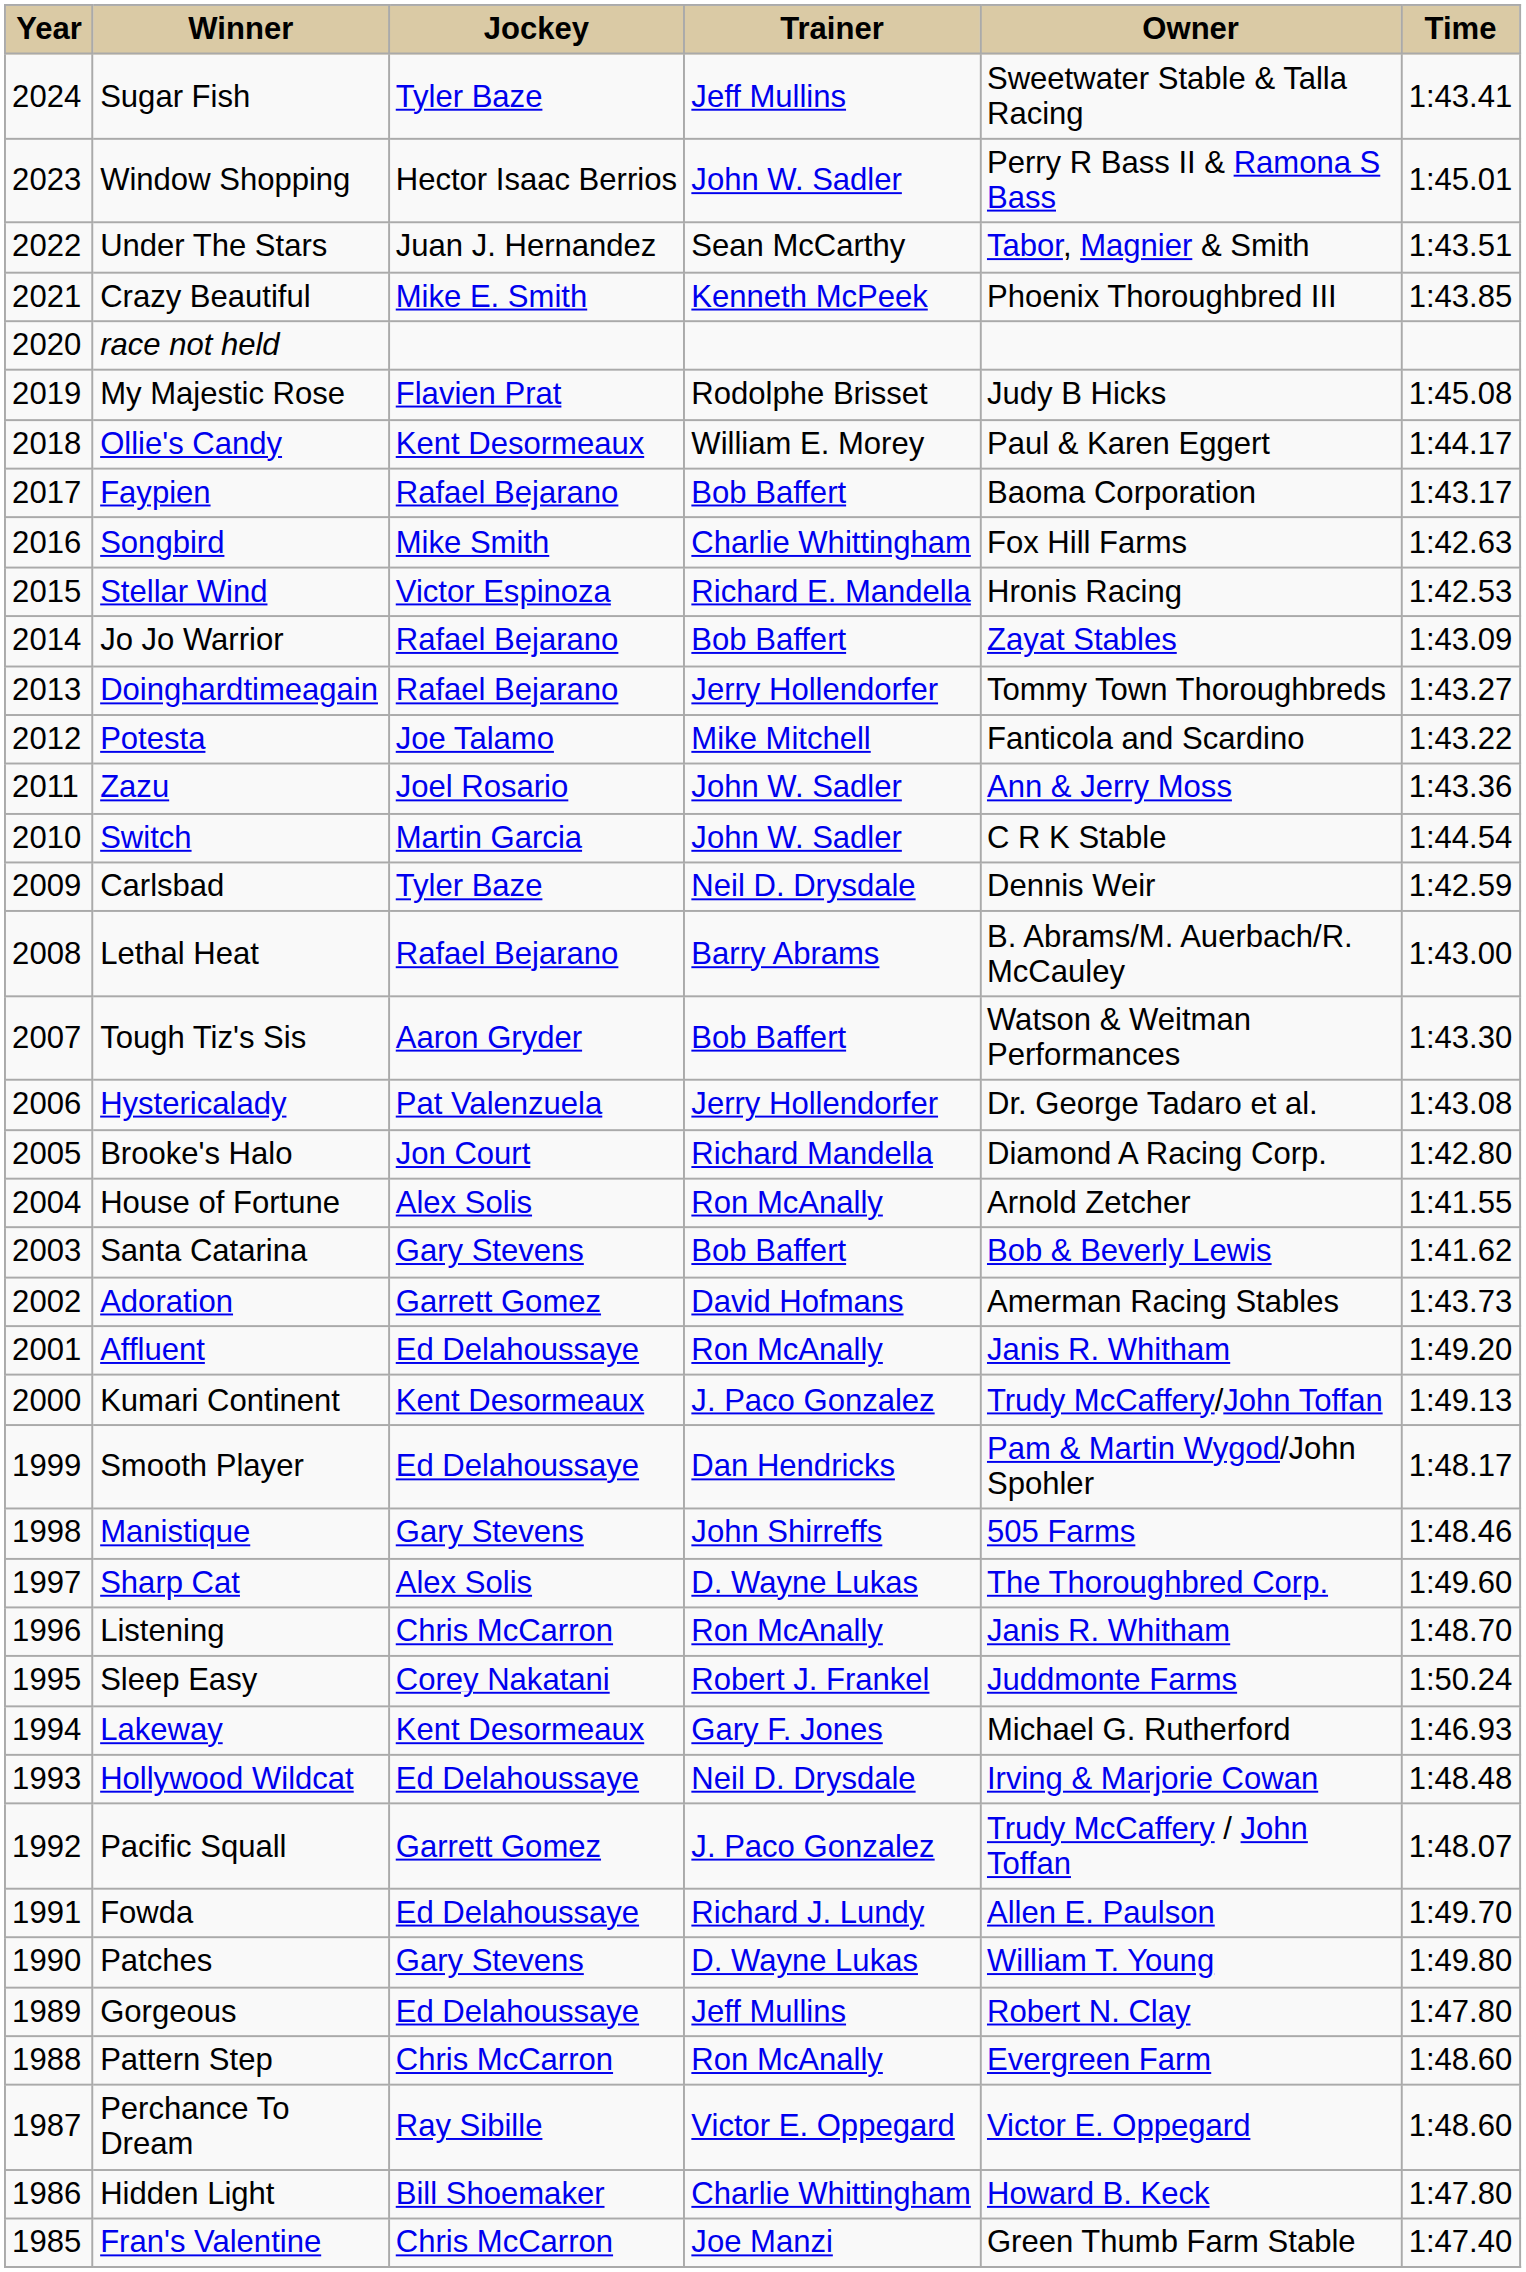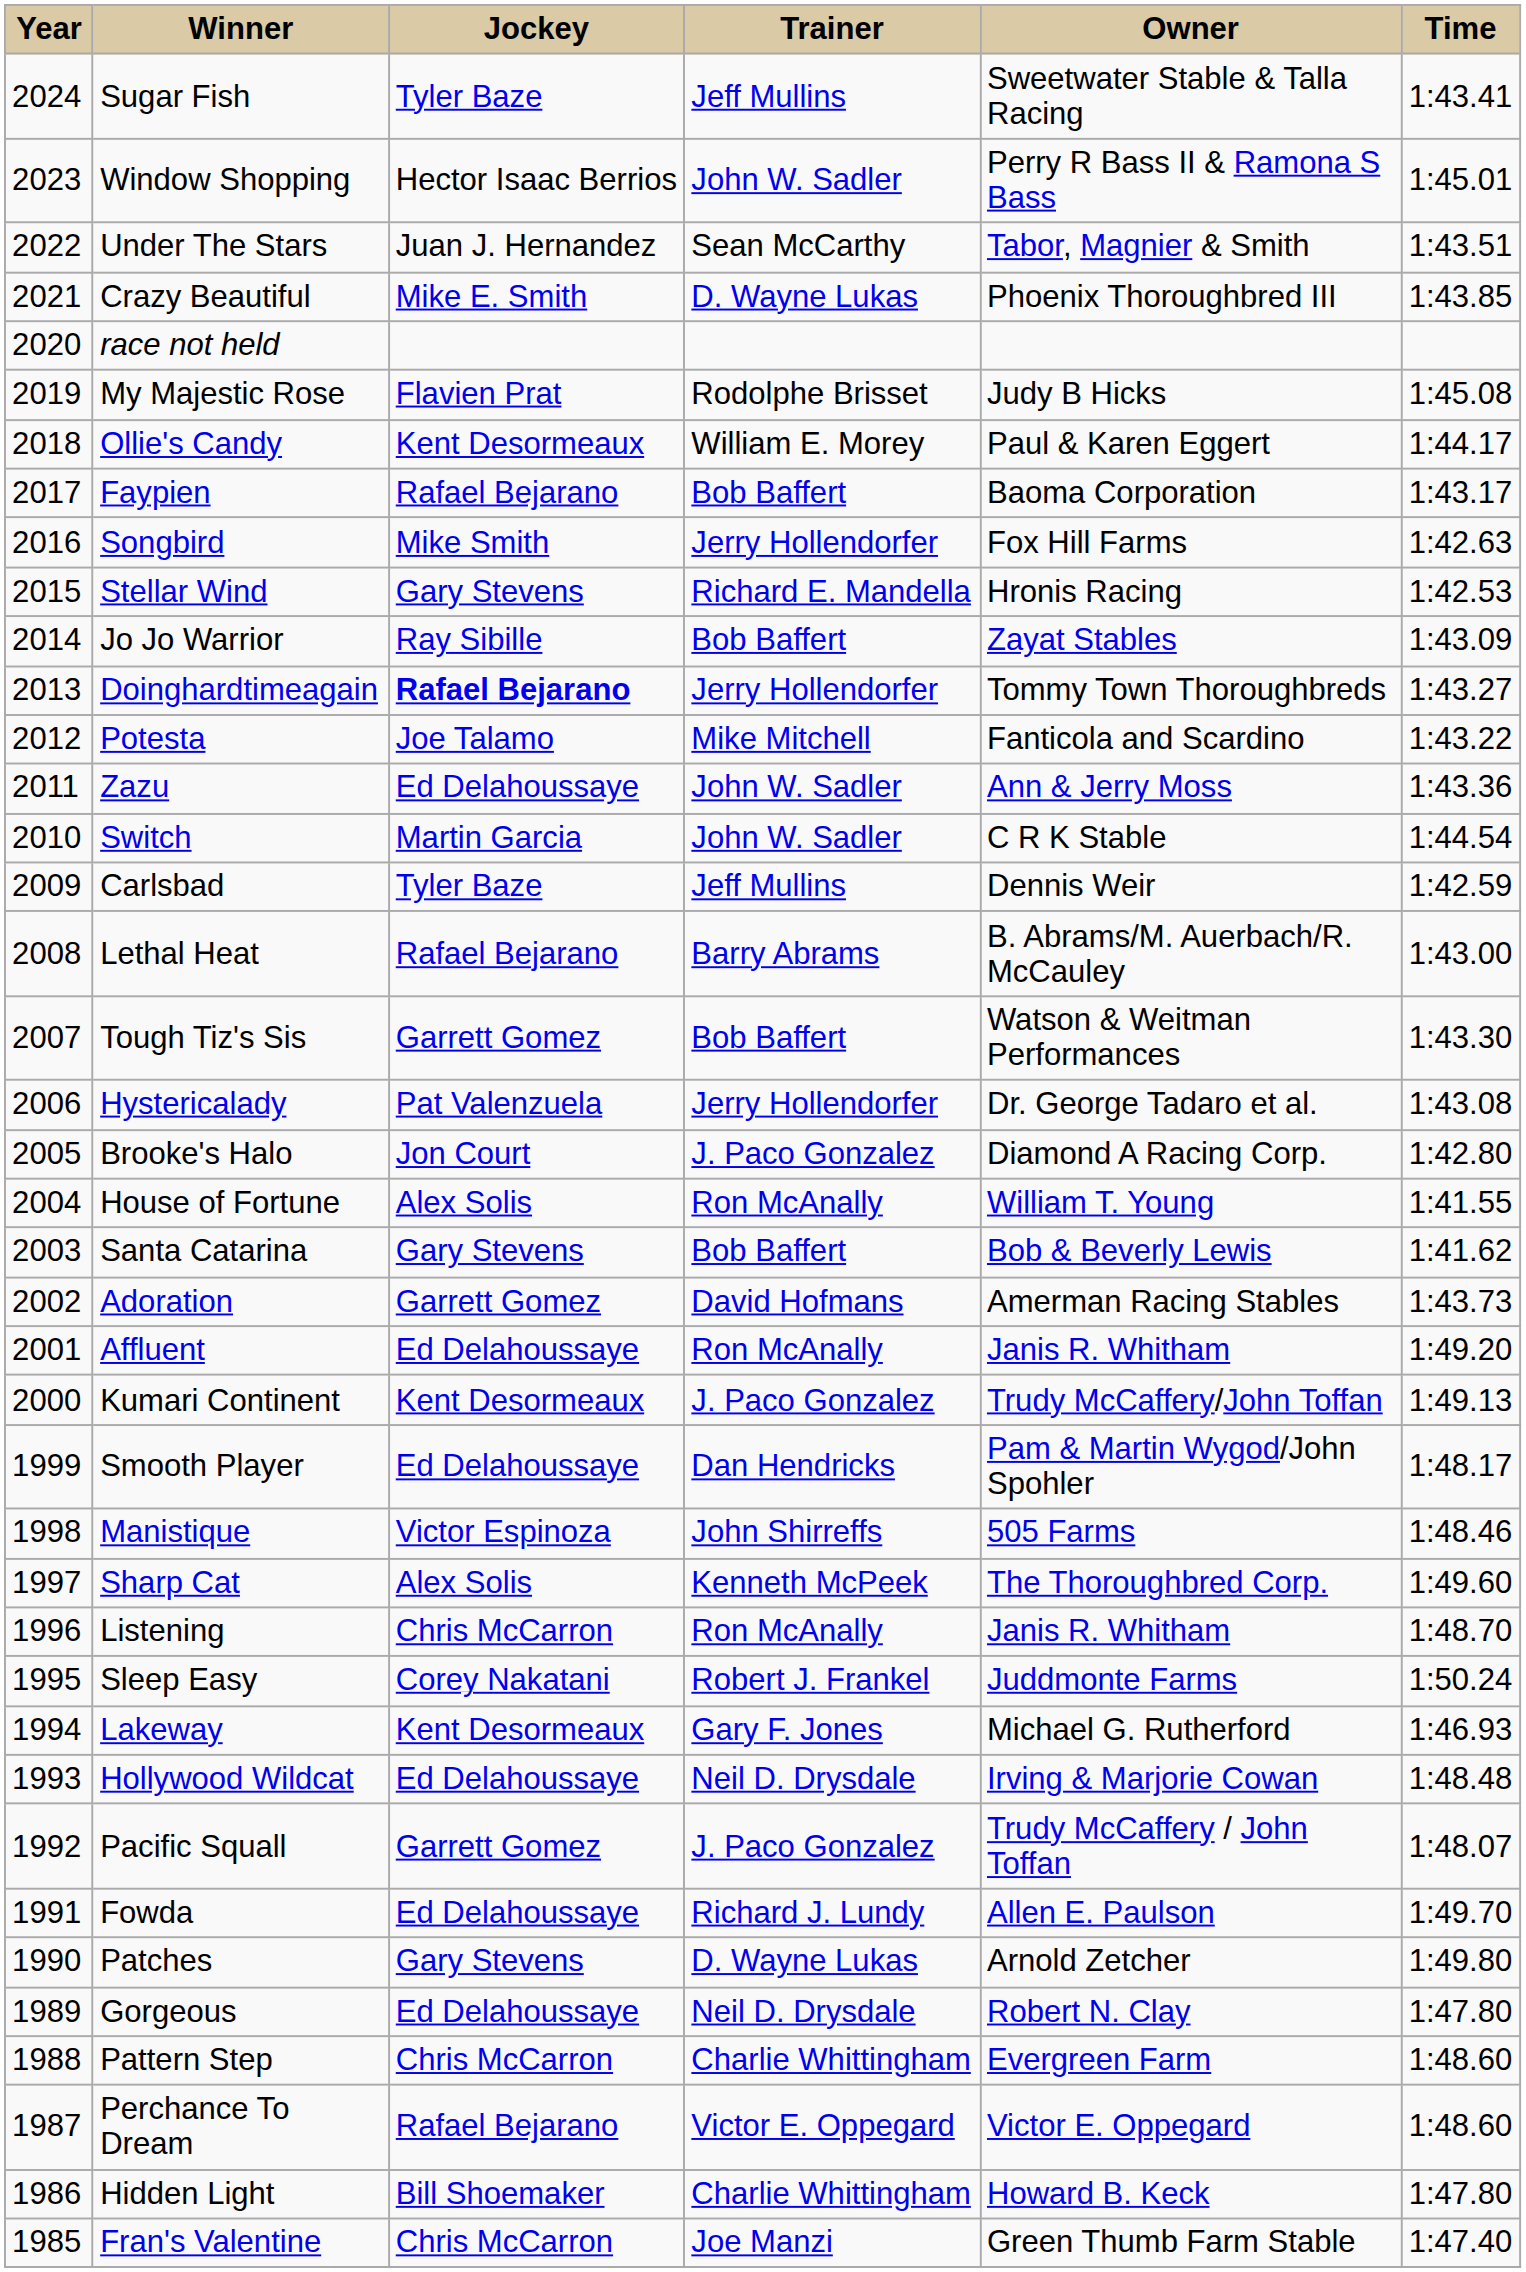(810, 295) Kenneth McPeek -> (805, 295) D. Wayne Lukas
(831, 542) Charlie Whittingham -> (815, 542) Jerry Hollendorfer
(503, 591) Victor Espinoza -> (490, 591) Gary Stevens
(507, 640) Rafael Bejarano -> (469, 640) Ray Sibille
(507, 689) normal -> (513, 689) bold
(482, 788) Joel Rosario -> (517, 788) Ed Delahoussaye
(803, 886) Neil D. Drysdale -> (769, 886) Jeff Mullins
(489, 1037) Aaron Gryder -> (498, 1037) Garrett Gomez
(812, 1153) Richard Mandella -> (813, 1153) J. Paco Gonzalez
(1089, 1202) Arnold Zetcher -> (1101, 1202) William T. Young
(490, 1532) Gary Stevens -> (503, 1532) Victor Espinoza
(805, 1582) D. Wayne Lukas -> (810, 1582) Kenneth McPeek
(1101, 1961) William T. Young -> (1089, 1961) Arnold Zetcher
(769, 2010) Jeff Mullins -> (803, 2010) Neil D. Drysdale
(787, 2060) Ron McAnally -> (831, 2060) Charlie Whittingham
(469, 2126) Ray Sibille -> (507, 2126) Rafael Bejarano
